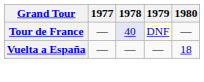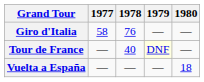+ row: (46, 31)
(130, 31) lavender background -> (130, 49) no background
